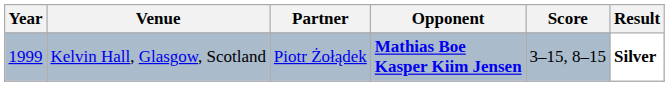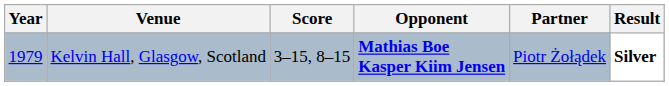columns swapped: (320, 18) <-> (568, 18)
(26, 56) 1999 -> (26, 56) 1979
